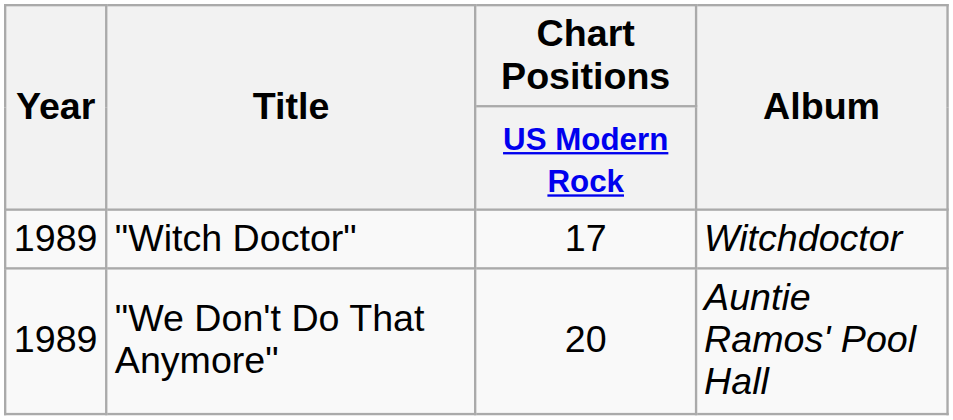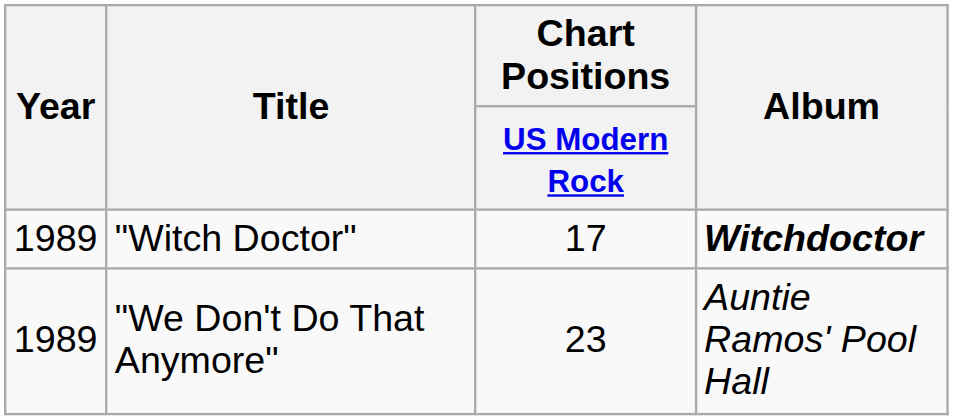(803, 238) normal -> (814, 238) bold
(586, 340) 20 -> (586, 340) 23
